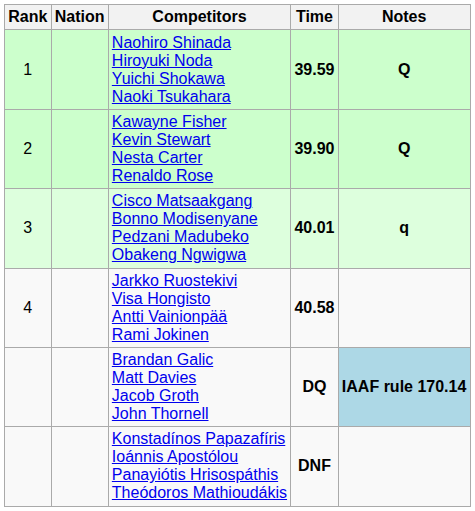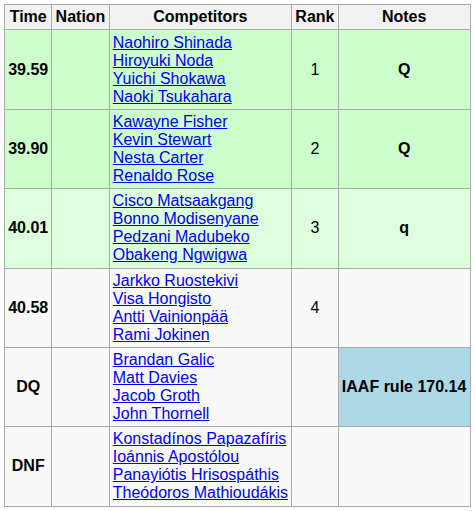columns swapped: (28, 17) <-> (314, 17)
